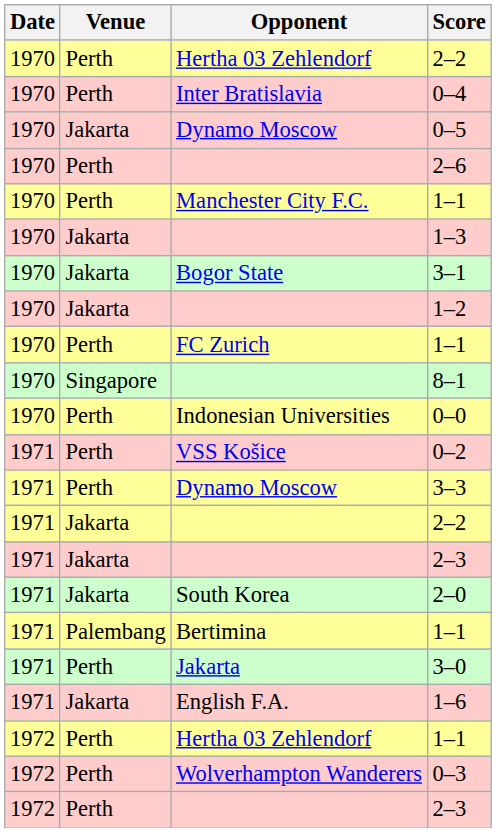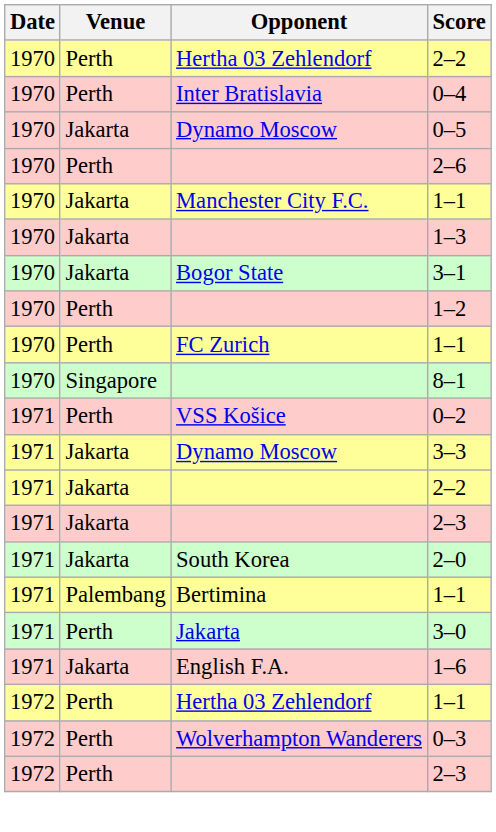(89, 201) Perth -> (97, 201) Jakarta
(97, 308) Jakarta -> (89, 308) Perth
- row: (283, 415)
(89, 487) Perth -> (97, 451) Jakarta
